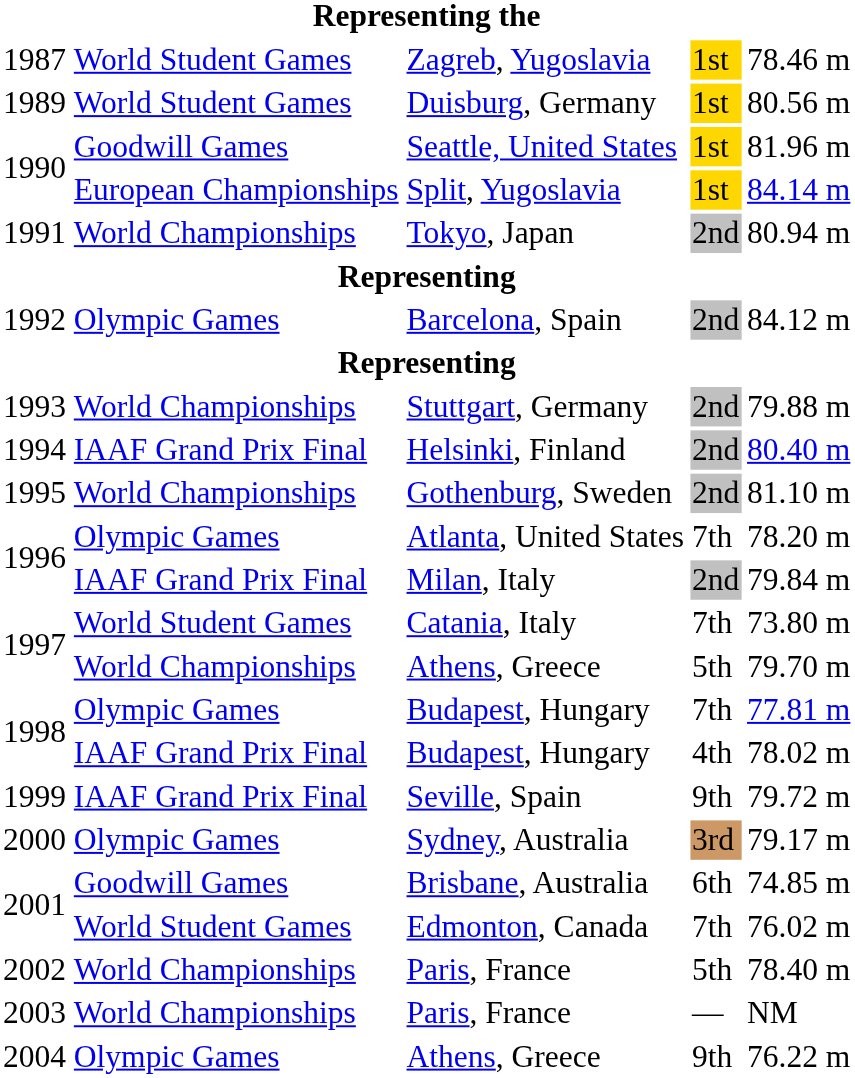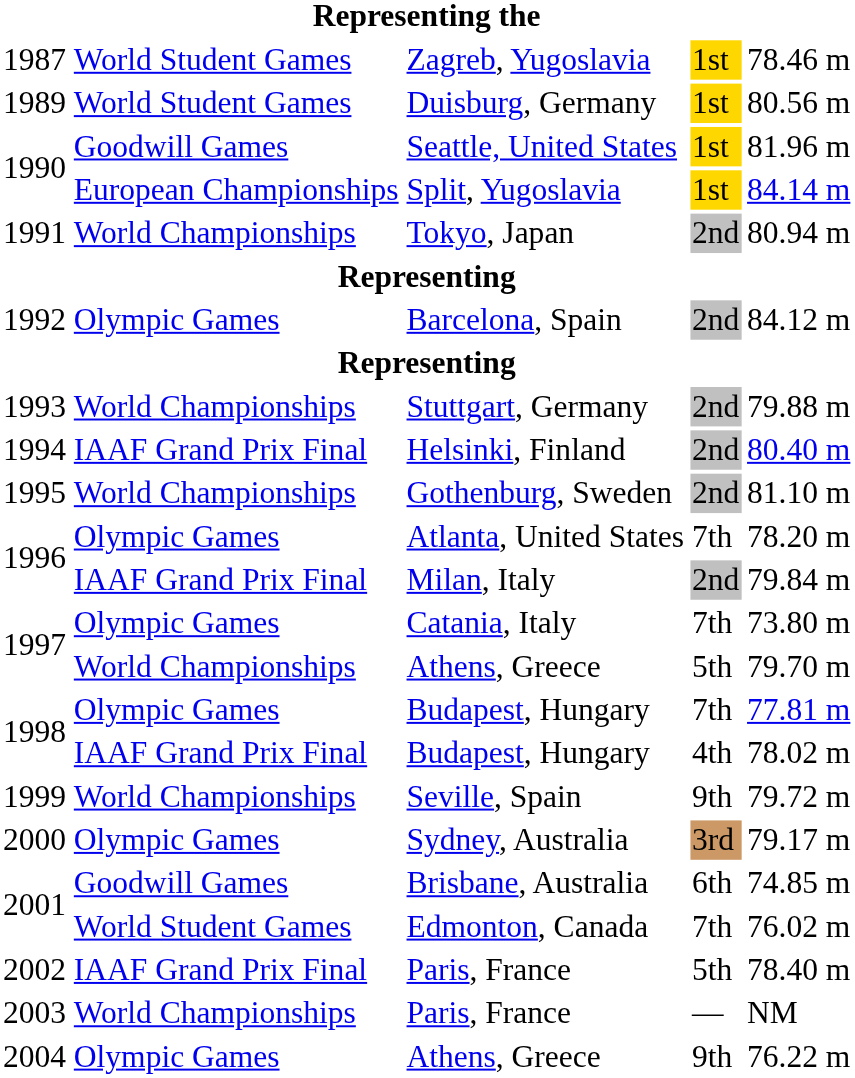(213, 622) World Student Games -> (177, 622) Olympic Games
(220, 796) IAAF Grand Prix Final -> (215, 796) World Championships
(215, 969) World Championships -> (220, 969) IAAF Grand Prix Final
